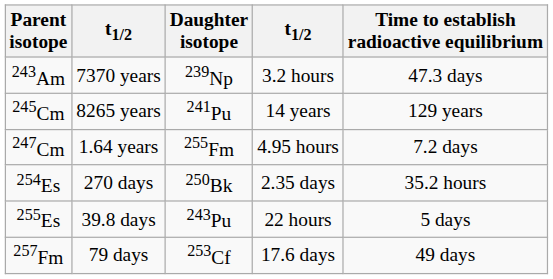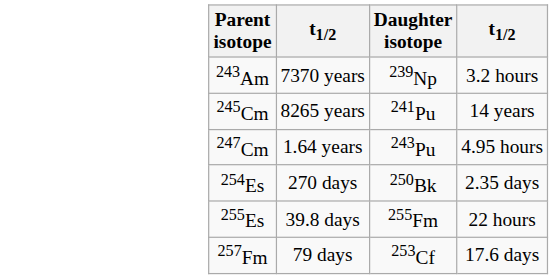- column: (445, 31)
(209, 147) 255Fm -> (413, 147) 243Pu
(209, 219) 243Pu -> (413, 219) 255Fm
